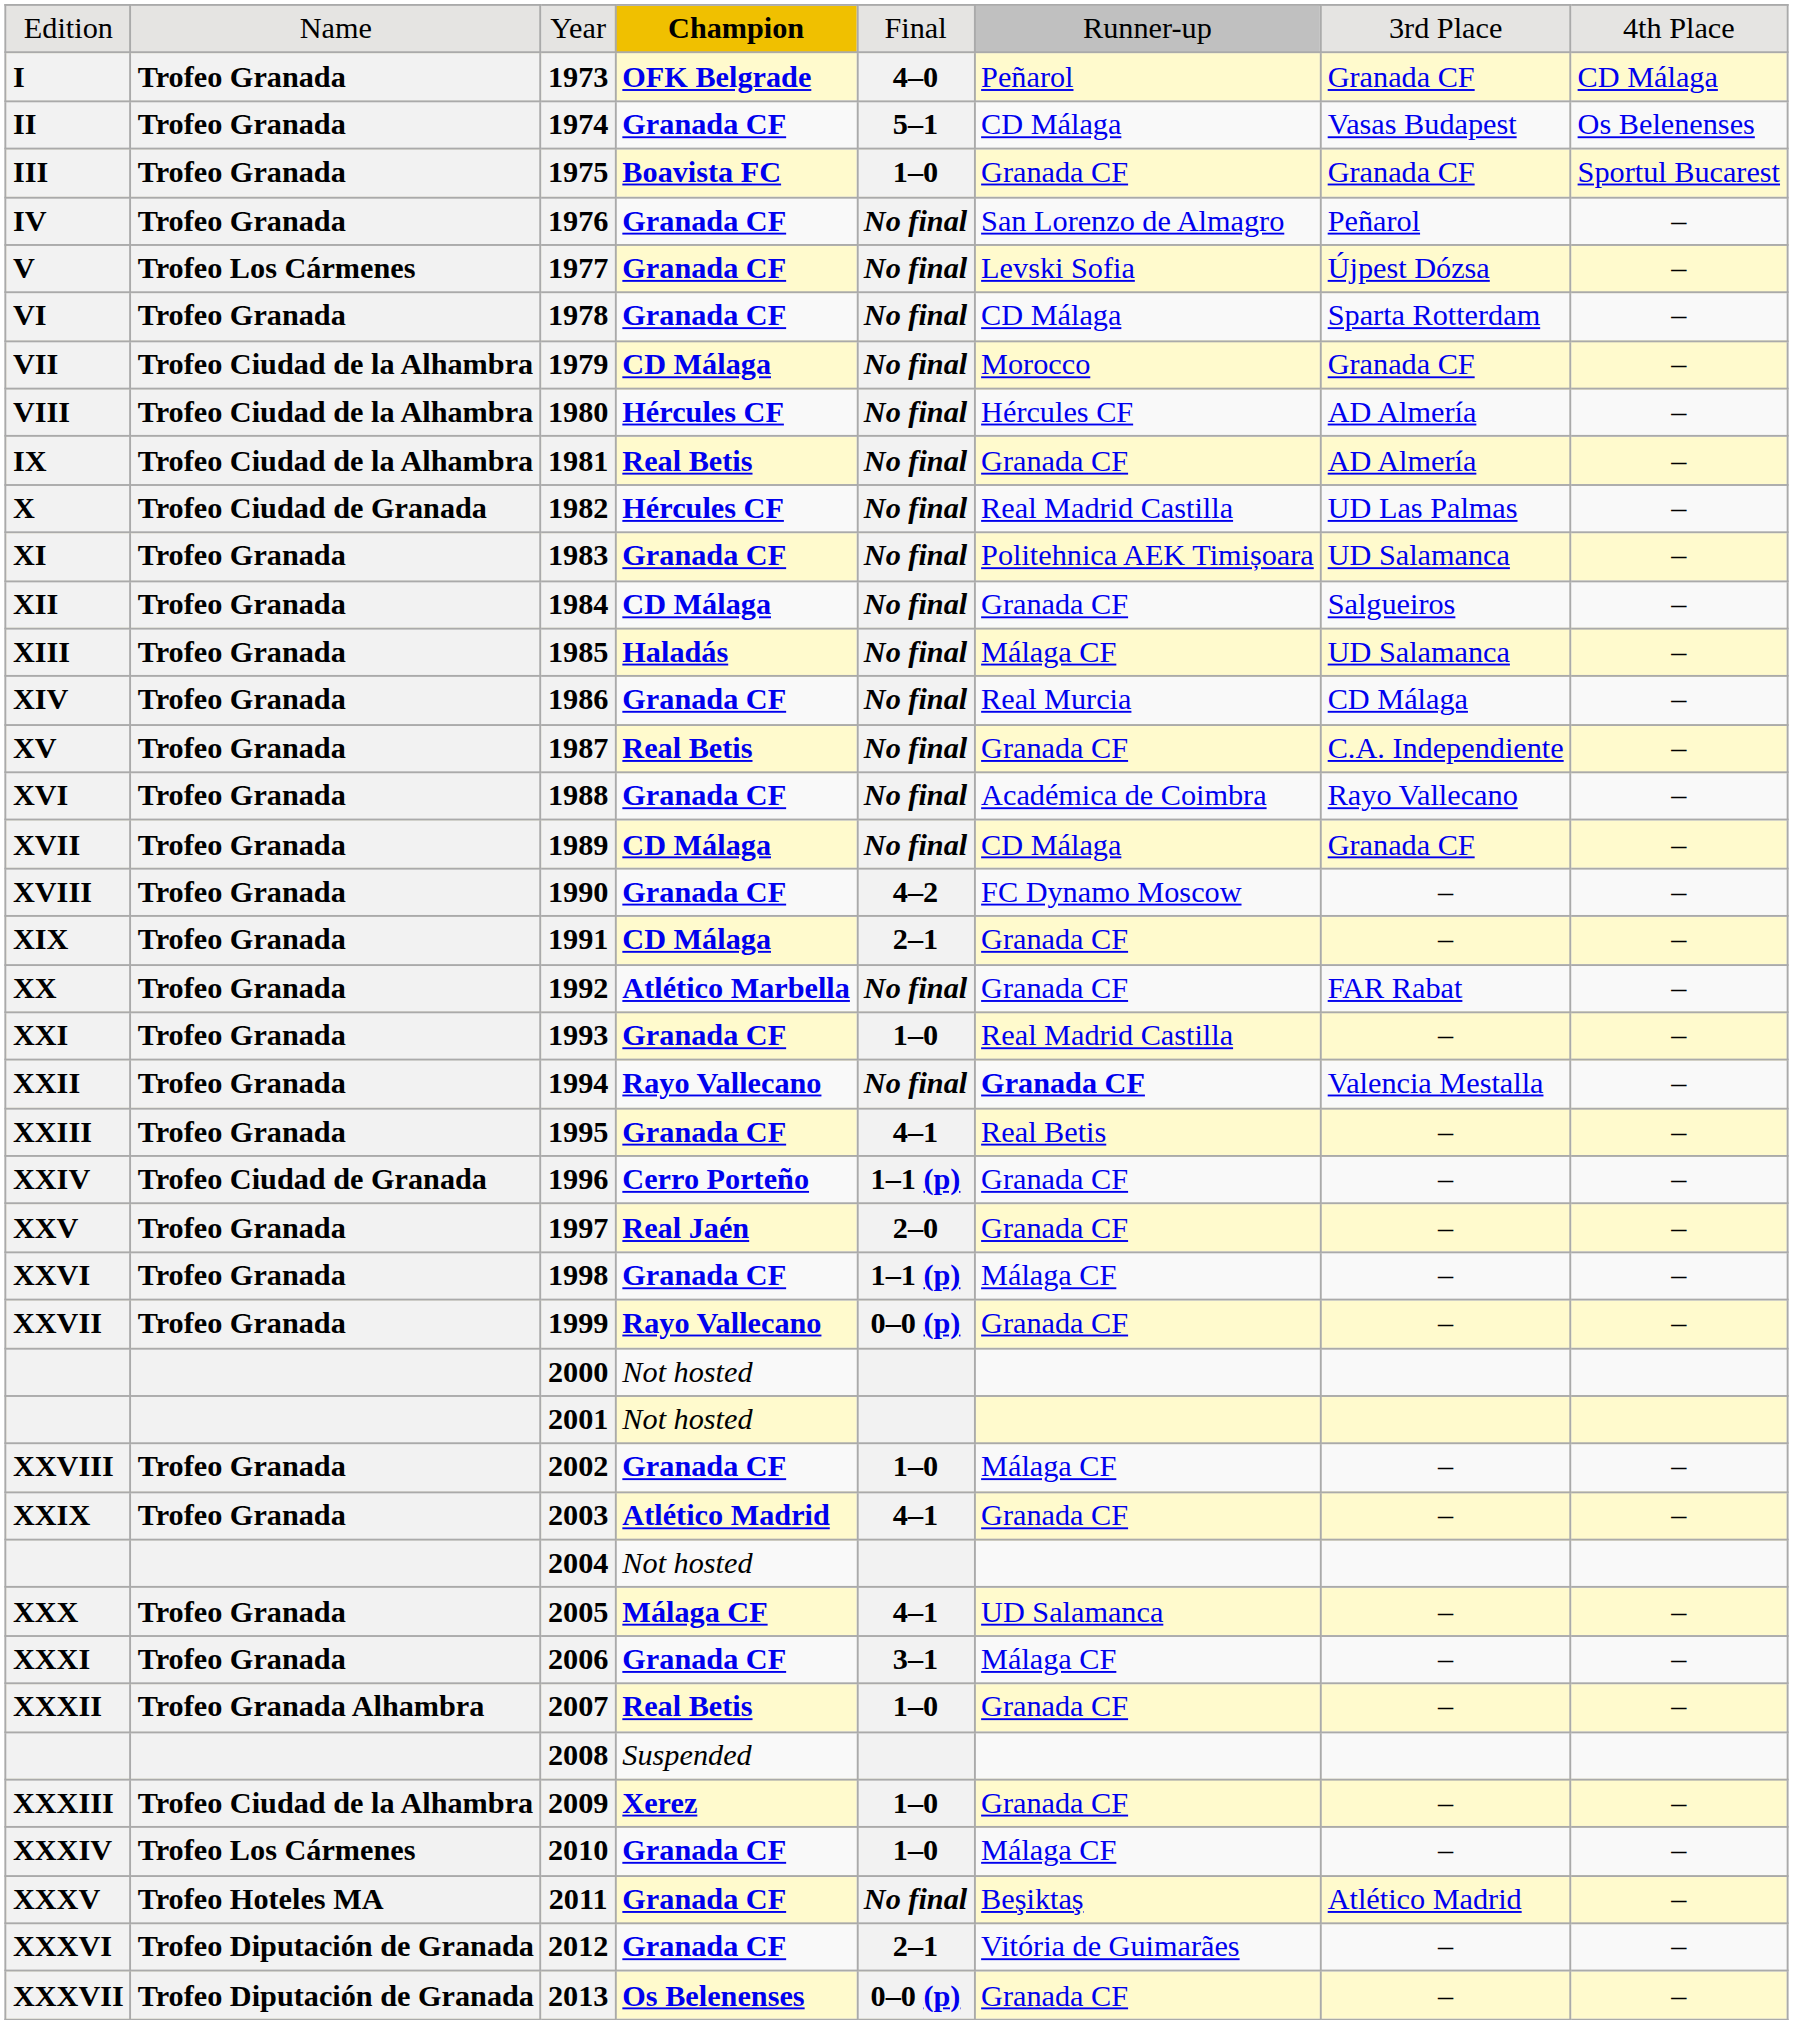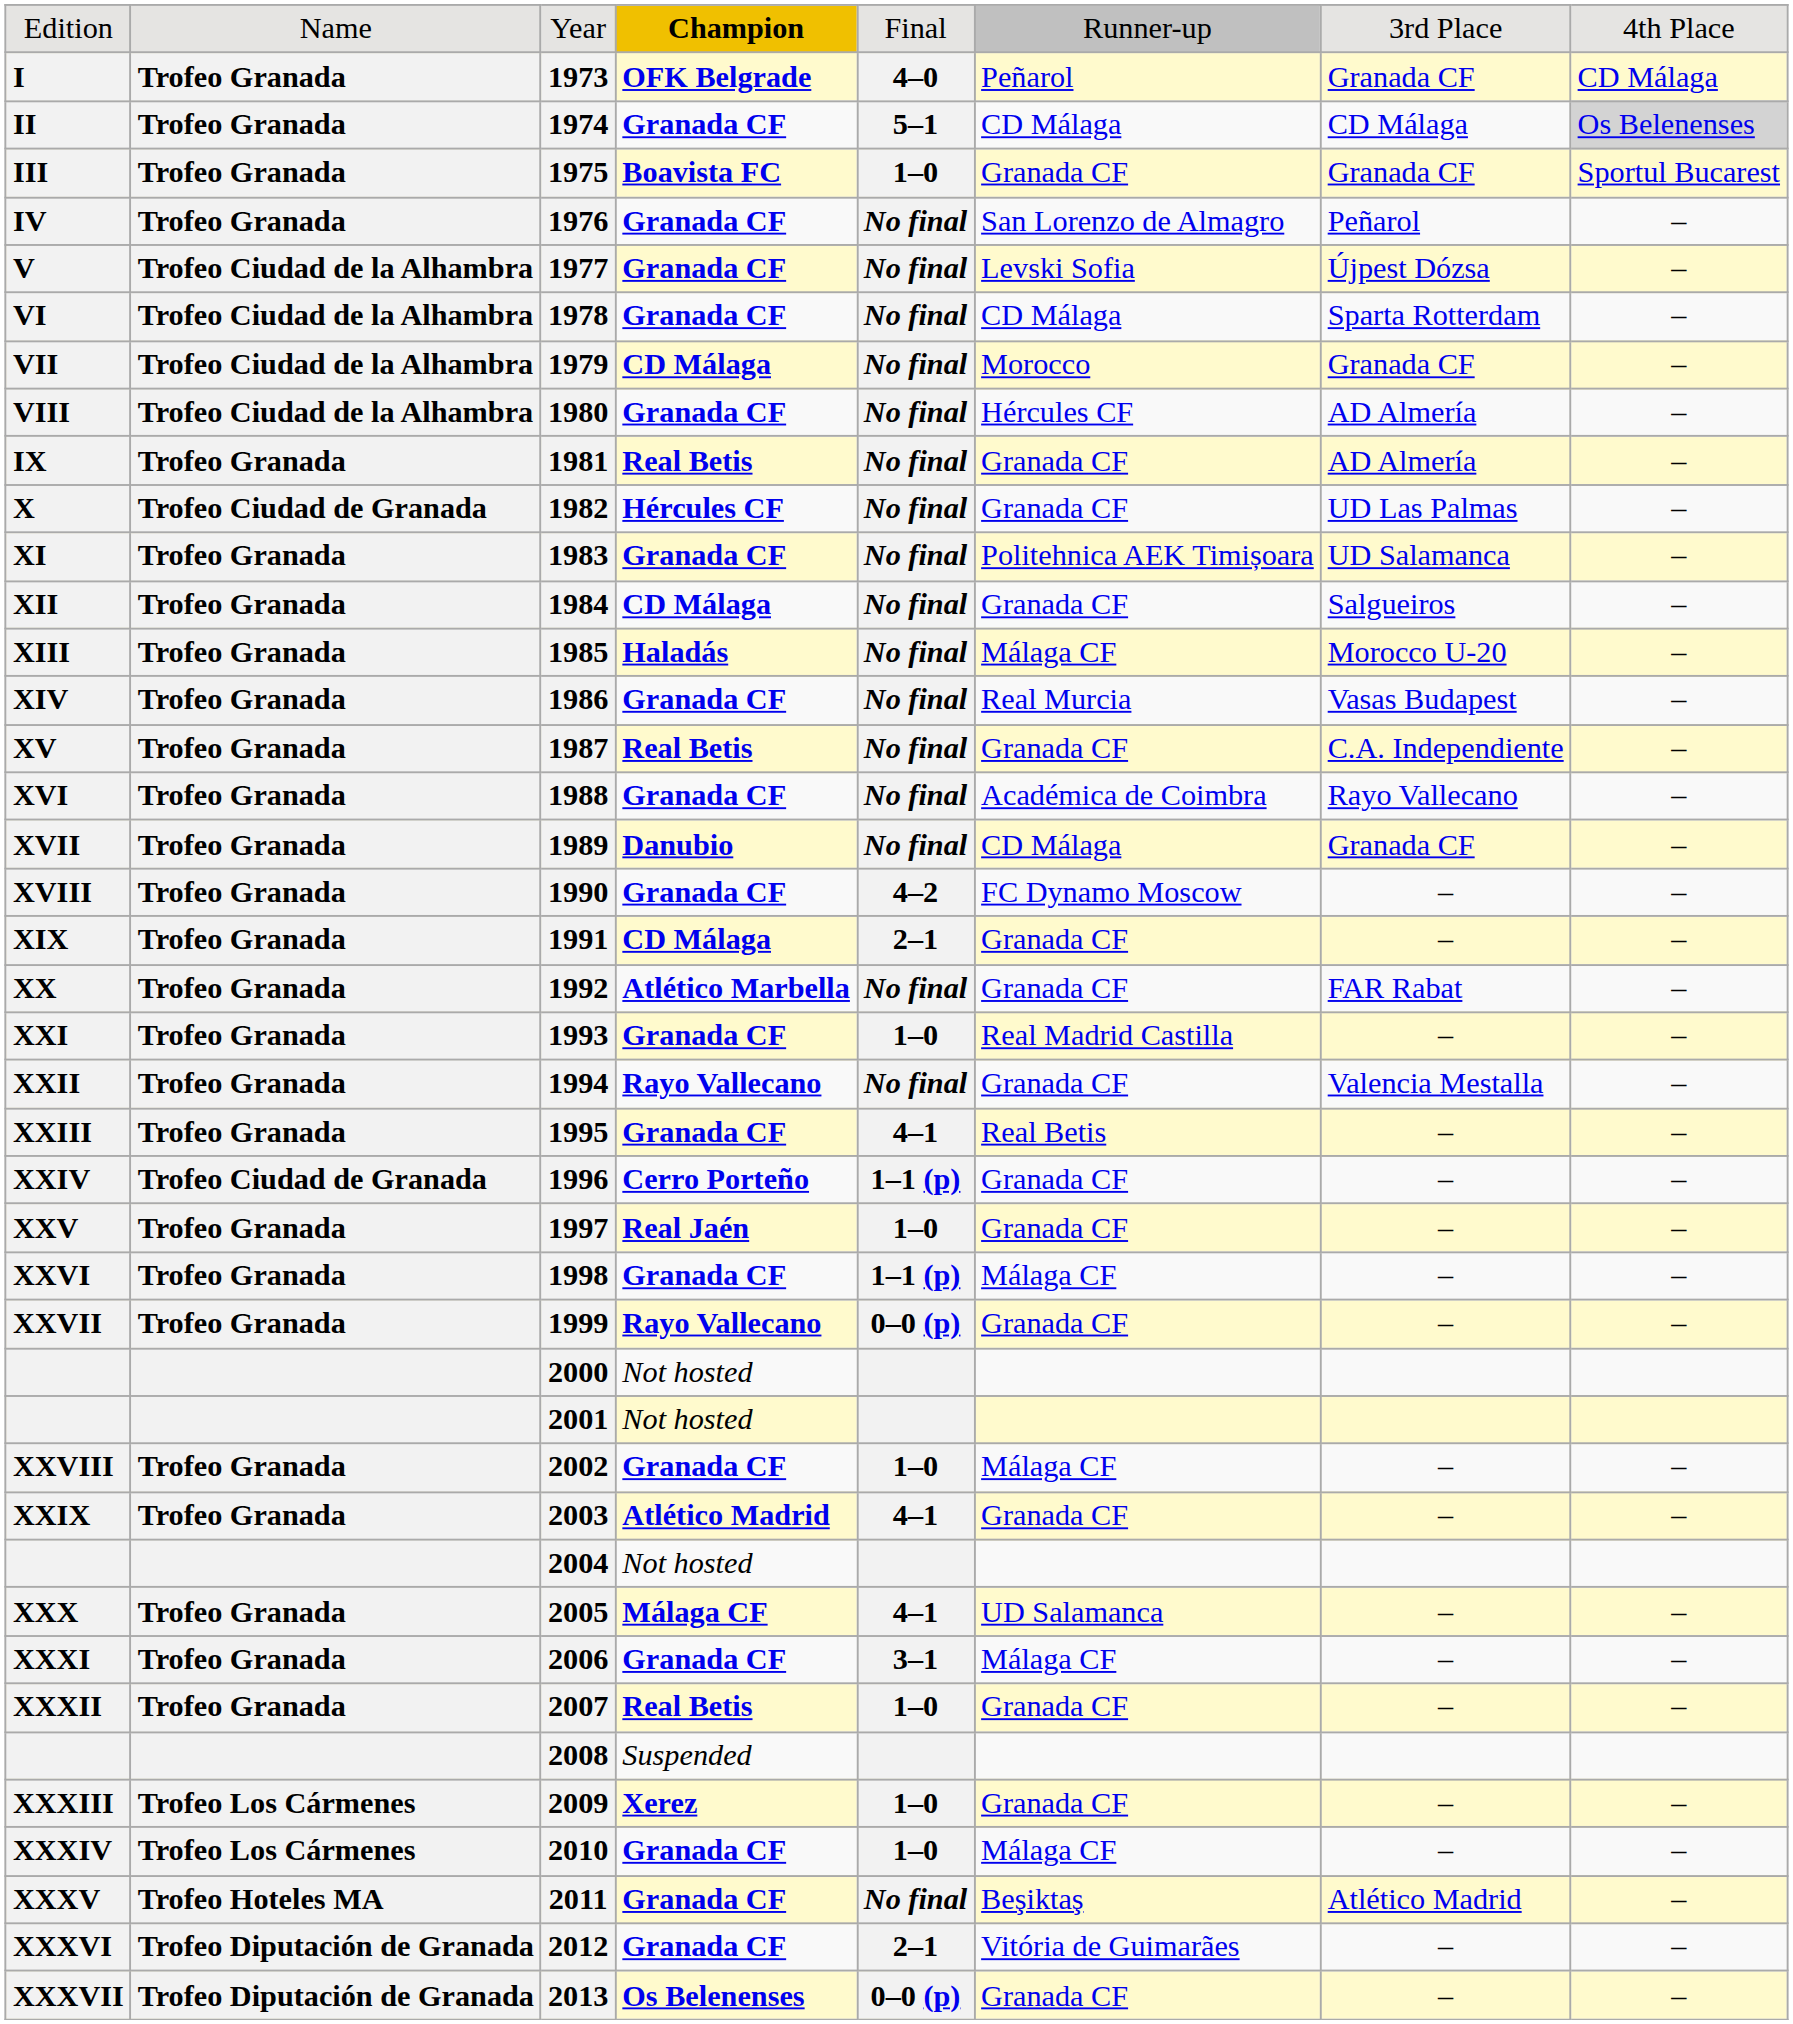(1422, 124) Vasas Budapest -> (1398, 124) CD Málaga
(1666, 124) no background -> (1666, 124) lightgrey background
(277, 268) Trofeo Los Cármenes -> (335, 268) Trofeo Ciudad de la Alhambra
(242, 316) Trofeo Granada -> (335, 316) Trofeo Ciudad de la Alhambra
(703, 412) Hércules CF -> (704, 412) Granada CF
(335, 460) Trofeo Ciudad de la Alhambra -> (242, 460) Trofeo Granada
(1107, 508) Real Madrid Castilla -> (1055, 508) Granada CF
(1419, 651) UD Salamanca -> (1417, 651) Morocco U-20
(1398, 699) CD Málaga -> (1422, 699) Vasas Budapest
(697, 843) CD Málaga -> (678, 843) Danubio
(1063, 1083) bold -> (1055, 1083) normal
(915, 1227) 2–0 -> (915, 1227) 1–0
(311, 1707) Trofeo Granada Alhambra -> (242, 1707) Trofeo Granada
(335, 1802) Trofeo Ciudad de la Alhambra -> (277, 1802) Trofeo Los Cármenes
